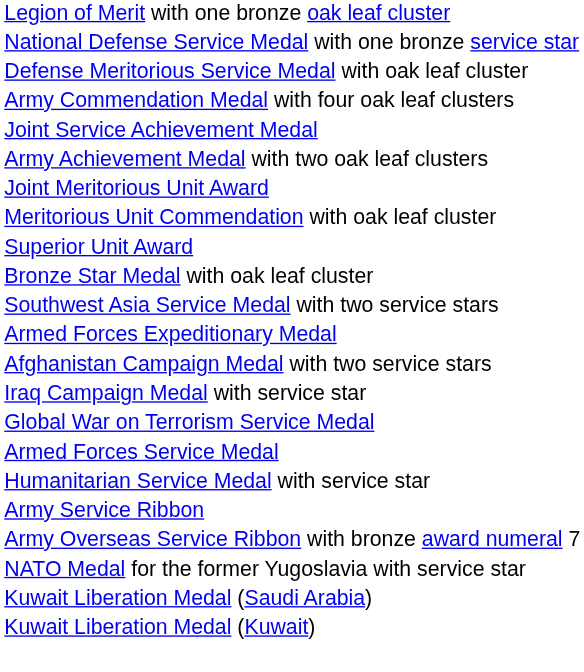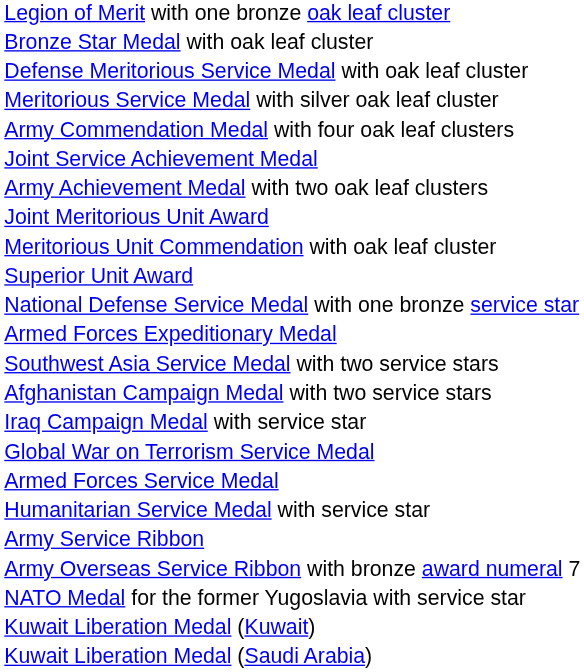rows swapped: (189, 276) <-> (292, 42)
+ row: (251, 100)
rows swapped: (170, 334) <-> (251, 305)
rows swapped: (188, 597) <-> (160, 627)
